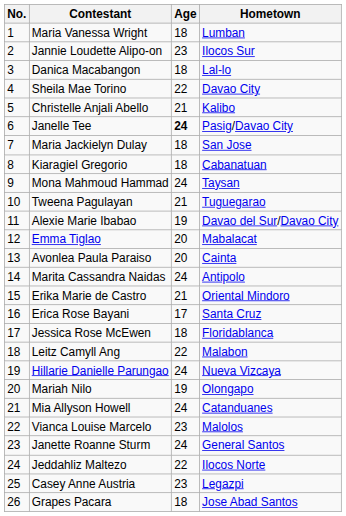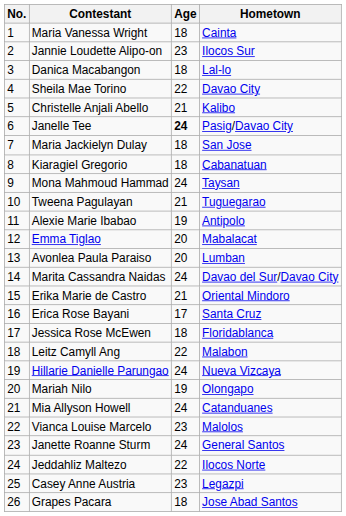(224, 33) Lumban -> (219, 33) Cainta
(270, 220) Davao del Sur/Davao City -> (224, 220) Antipolo
(219, 258) Cainta -> (224, 258) Lumban
(224, 277) Antipolo -> (270, 277) Davao del Sur/Davao City
